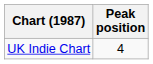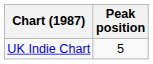(121, 48) 4 -> (121, 48) 5
